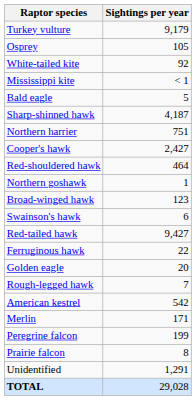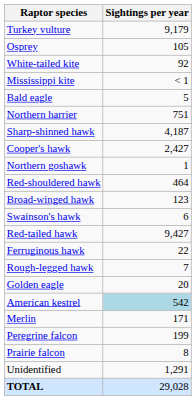rows swapped: (42, 132) <-> (51, 115)
rows swapped: (47, 183) <-> (54, 166)
rows swapped: (50, 285) <-> (35, 268)
(181, 302) no background -> (181, 302) lightblue background
